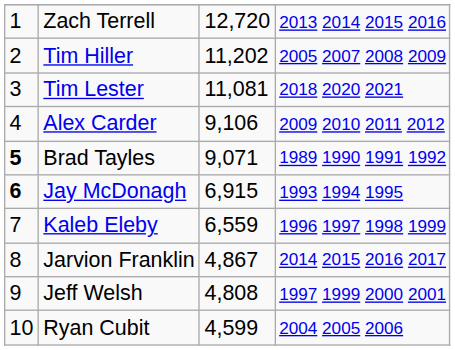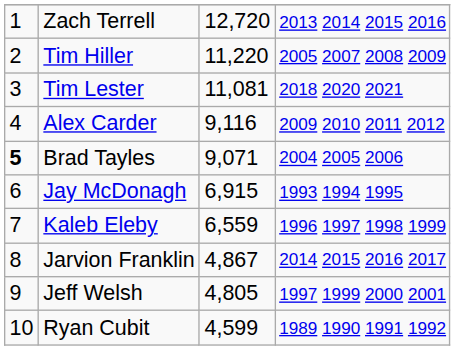(237, 55) 11,202 -> (237, 55) 11,220
(231, 123) 9,106 -> (231, 123) 9,116
(363, 158) 1989 1990 1991 1992 -> (341, 158) 2004 2005 2006
(16, 191) bold -> (16, 191) normal
(231, 293) 4,808 -> (231, 293) 4,805
(341, 328) 2004 2005 2006 -> (363, 328) 1989 1990 1991 1992
